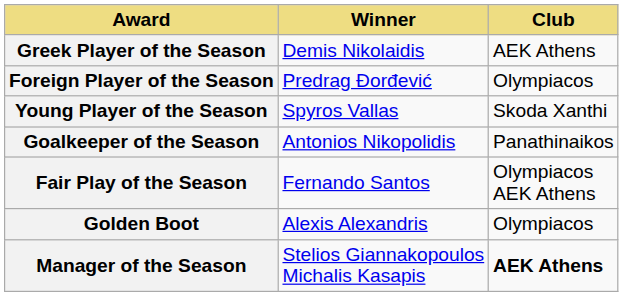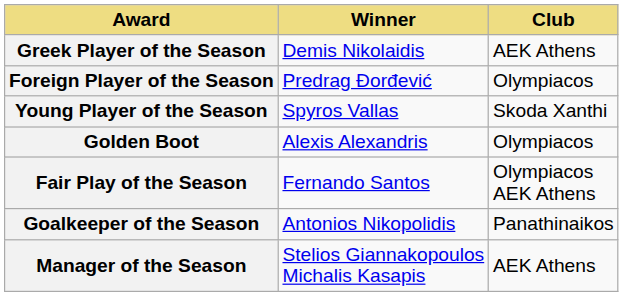rows swapped: (141, 141) <-> (141, 224)
(548, 265) bold -> (544, 265) normal
